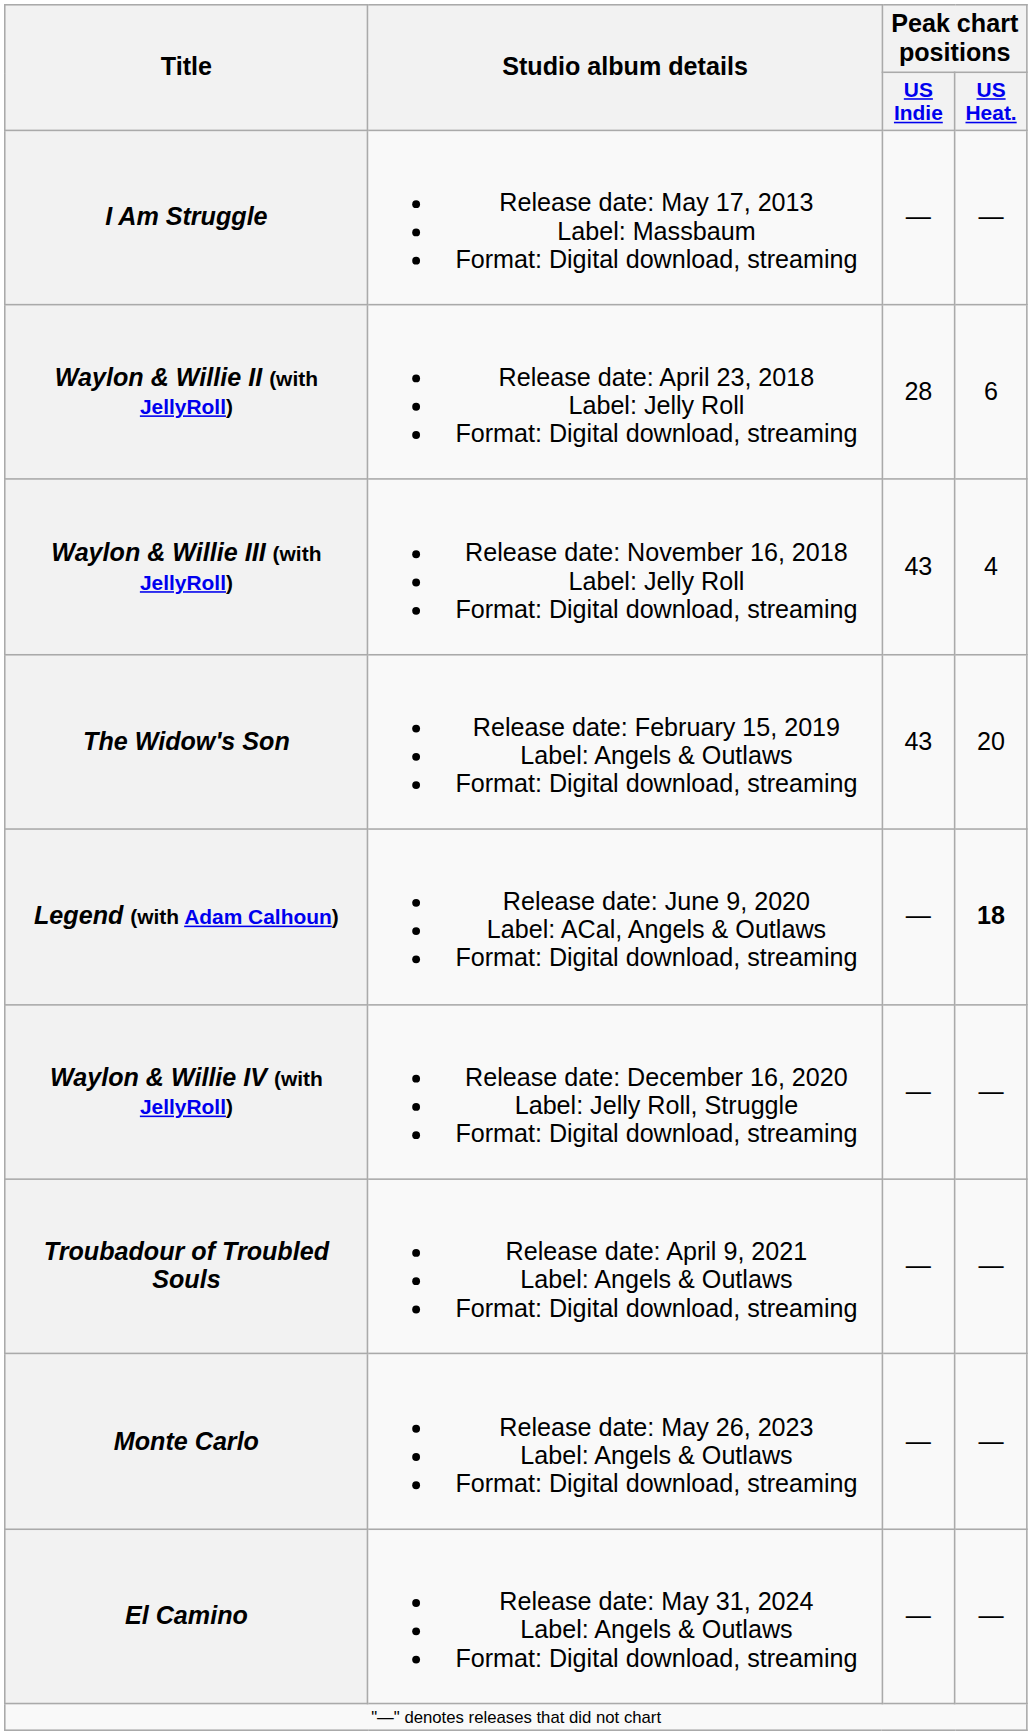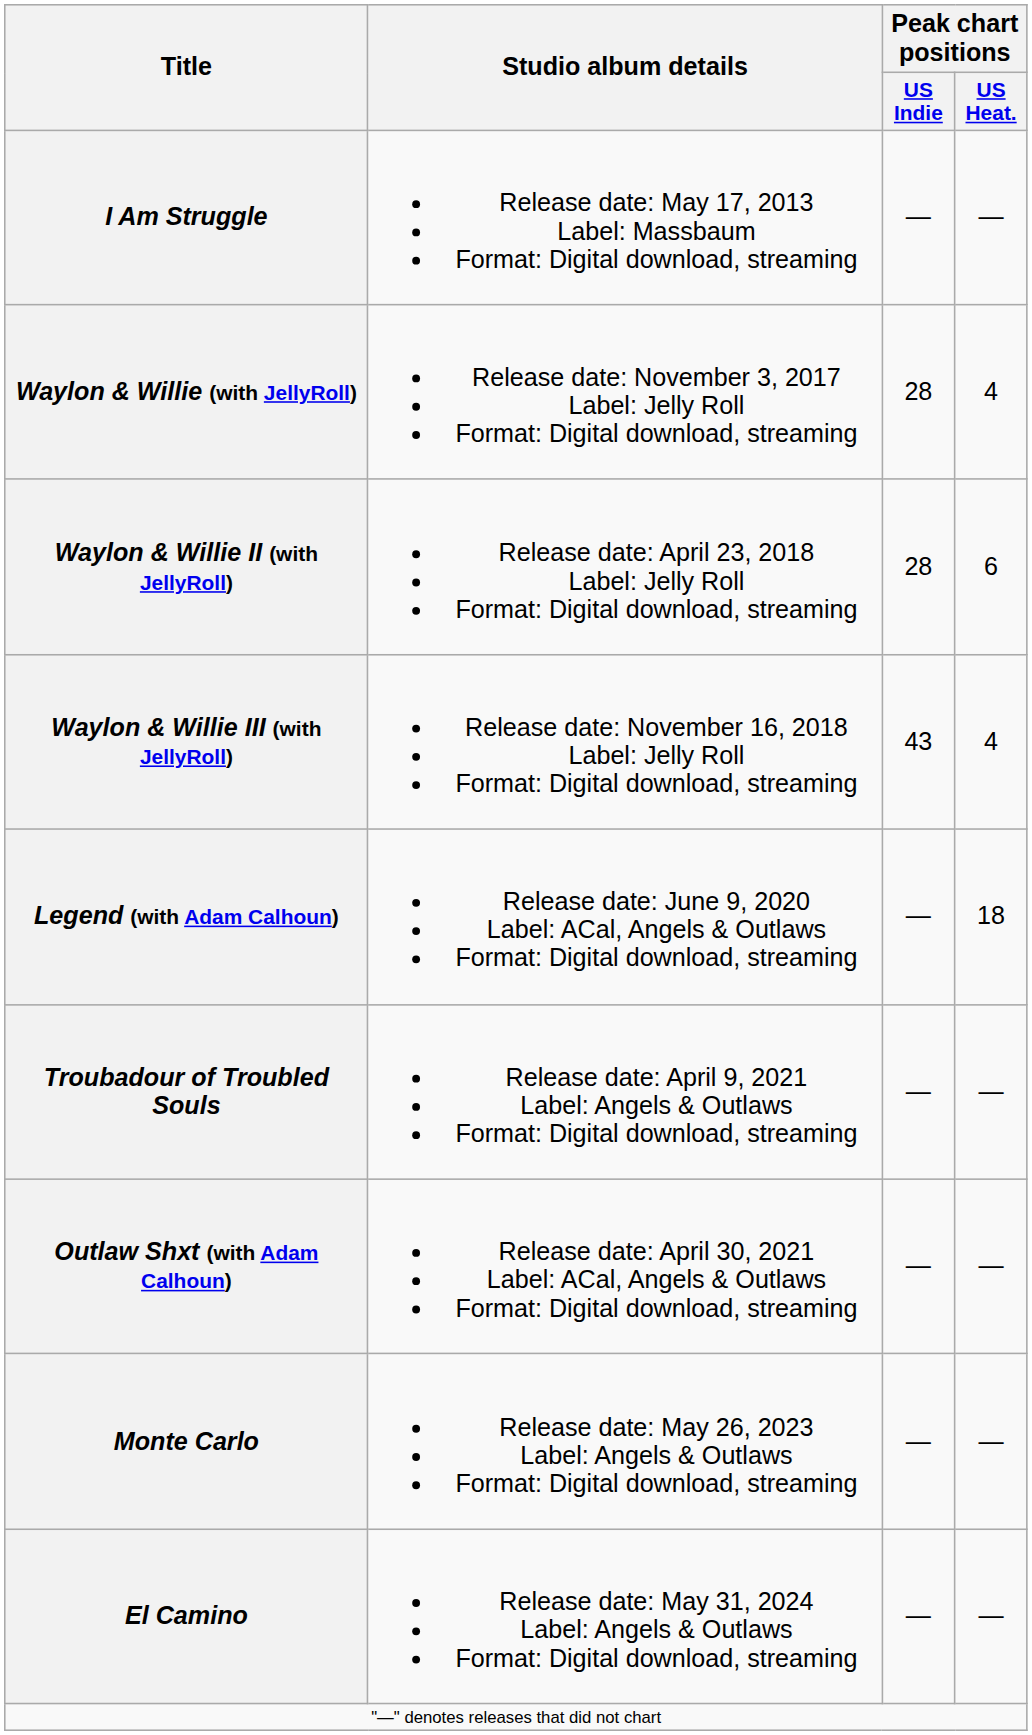+ row: (186, 391)
- row: (186, 741)
(991, 916) bold -> (991, 916) normal
- row: (186, 1091)
+ row: (186, 1266)
